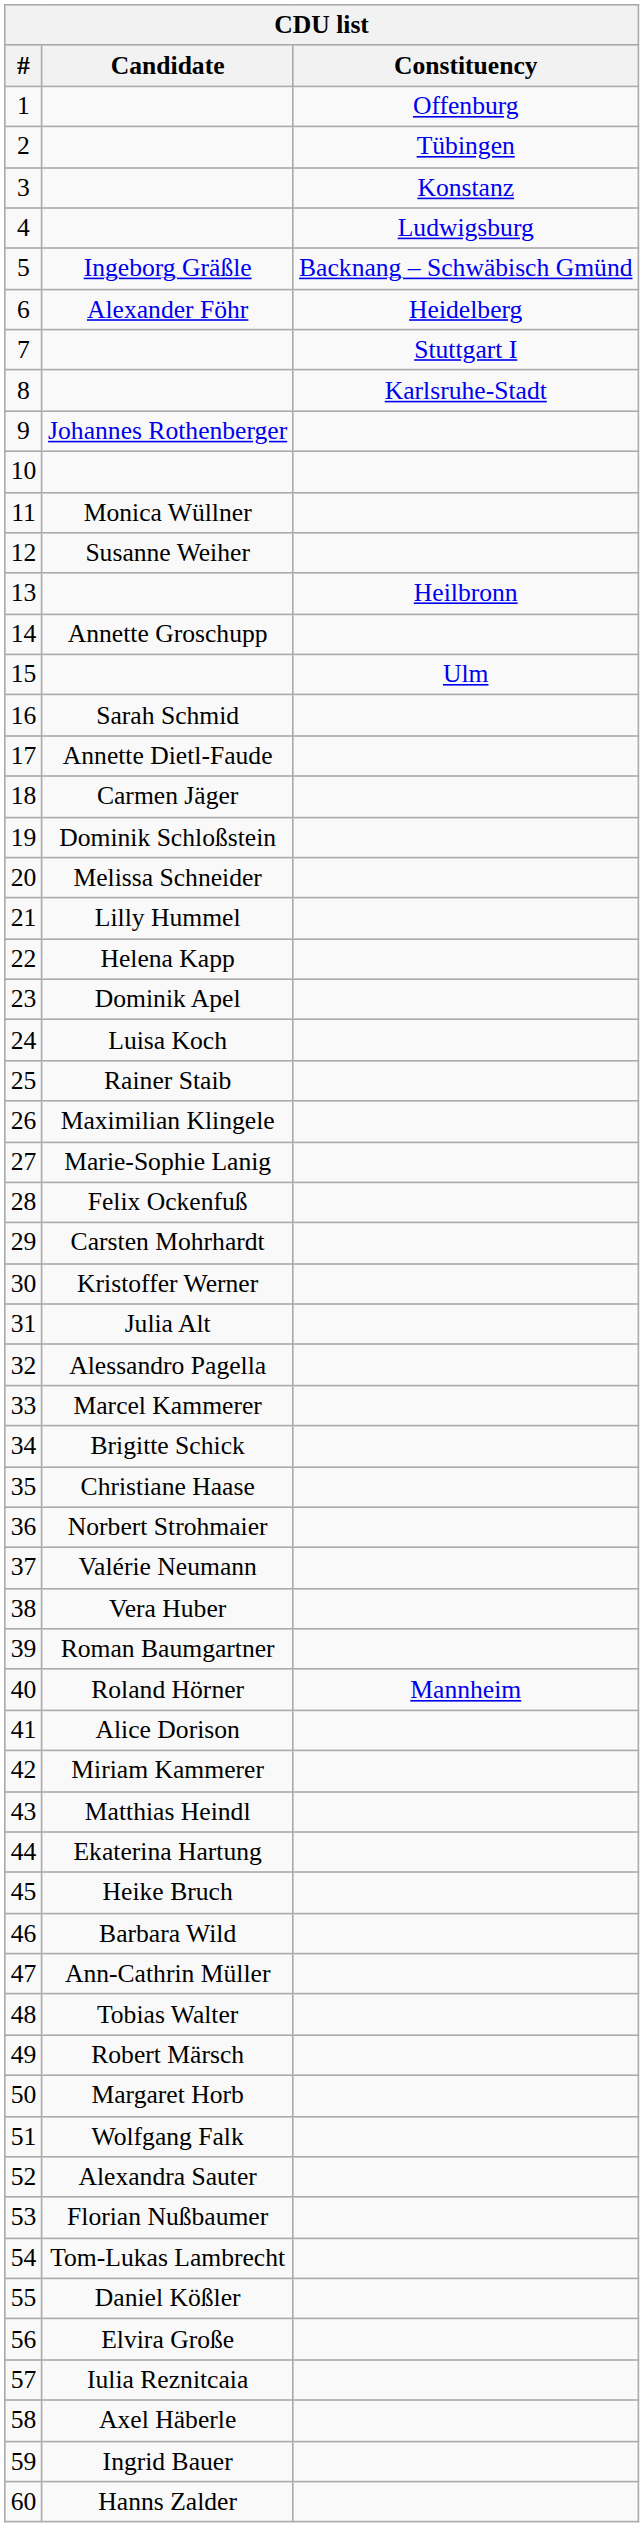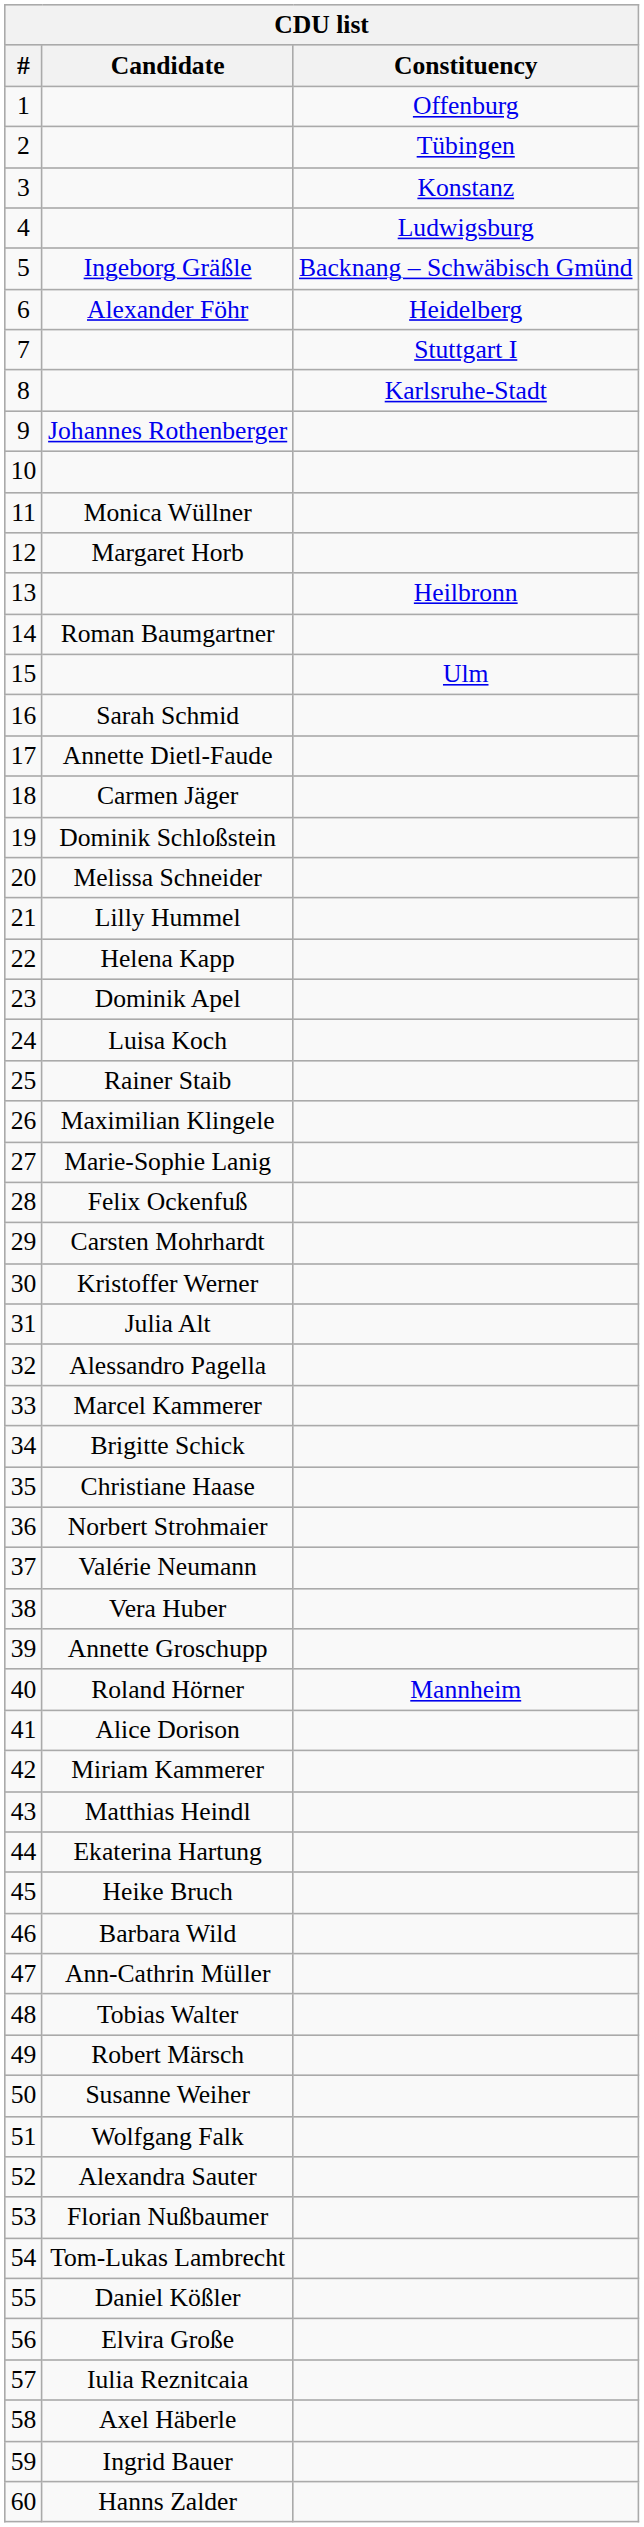(168, 552) Susanne Weiher -> (168, 552) Margaret Horb
(168, 633) Annette Groschupp -> (168, 633) Roman Baumgartner
(168, 1648) Roman Baumgartner -> (168, 1648) Annette Groschupp
(168, 2095) Margaret Horb -> (168, 2095) Susanne Weiher
